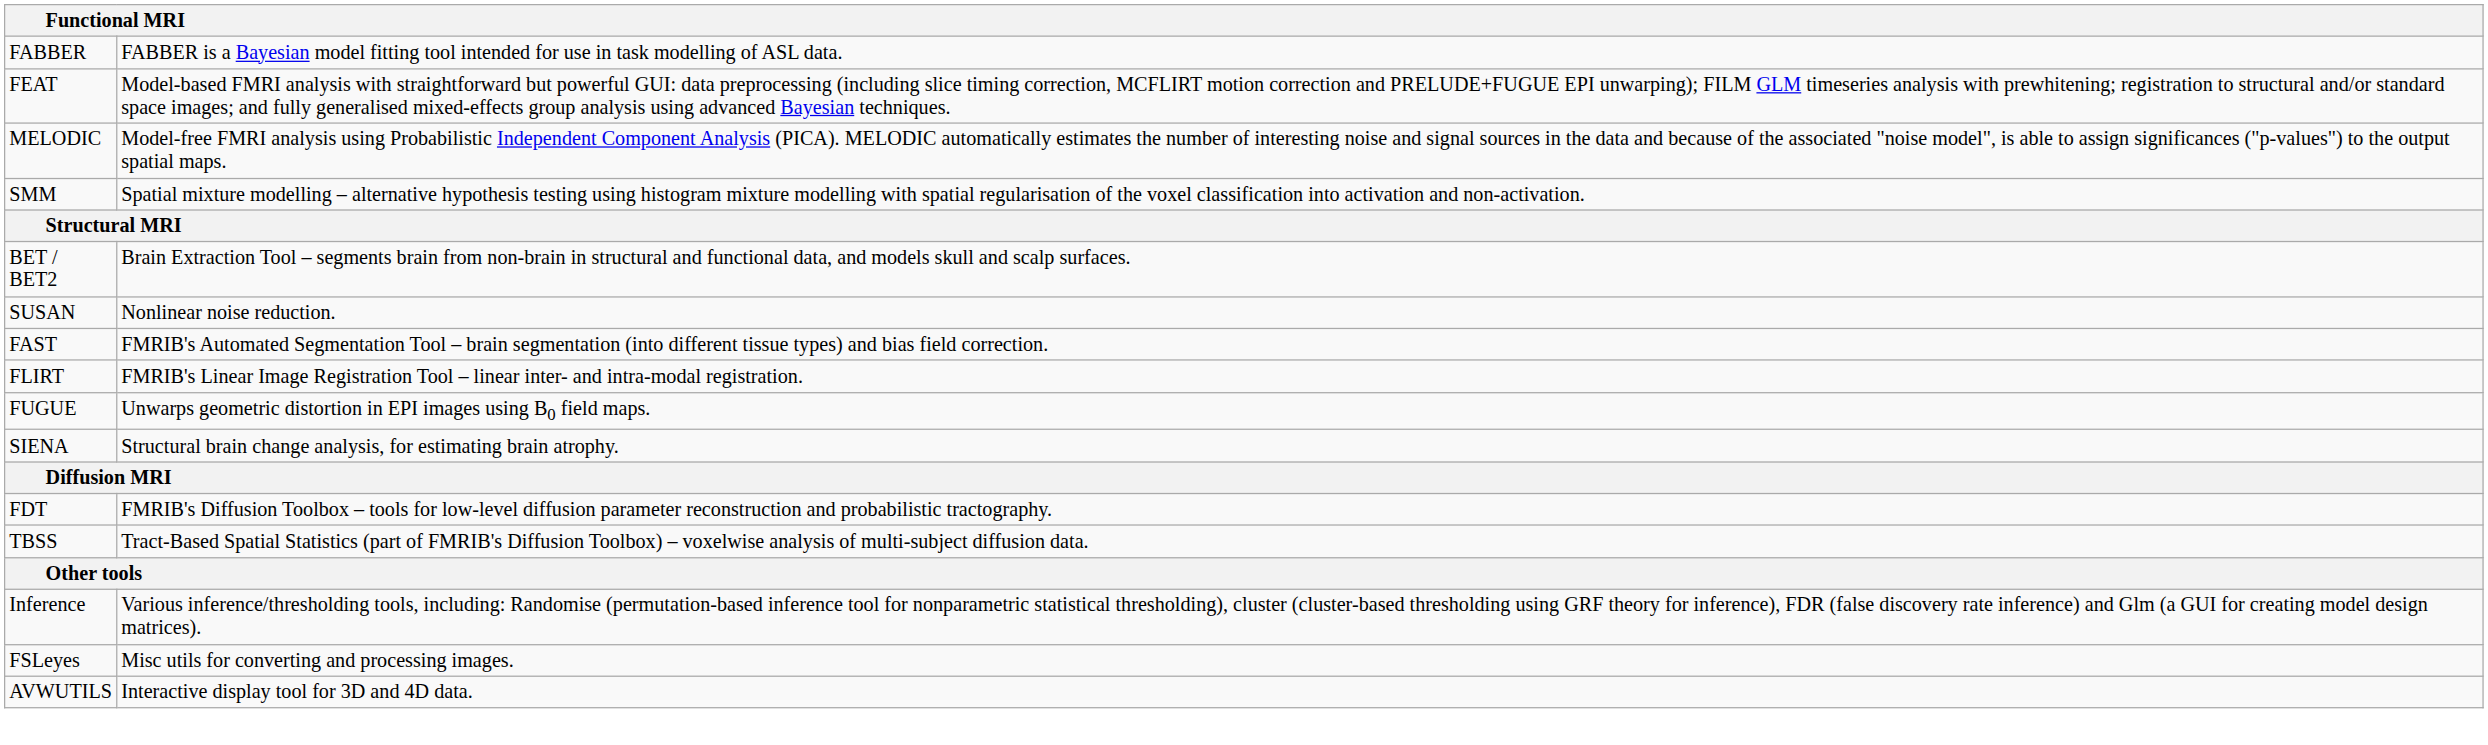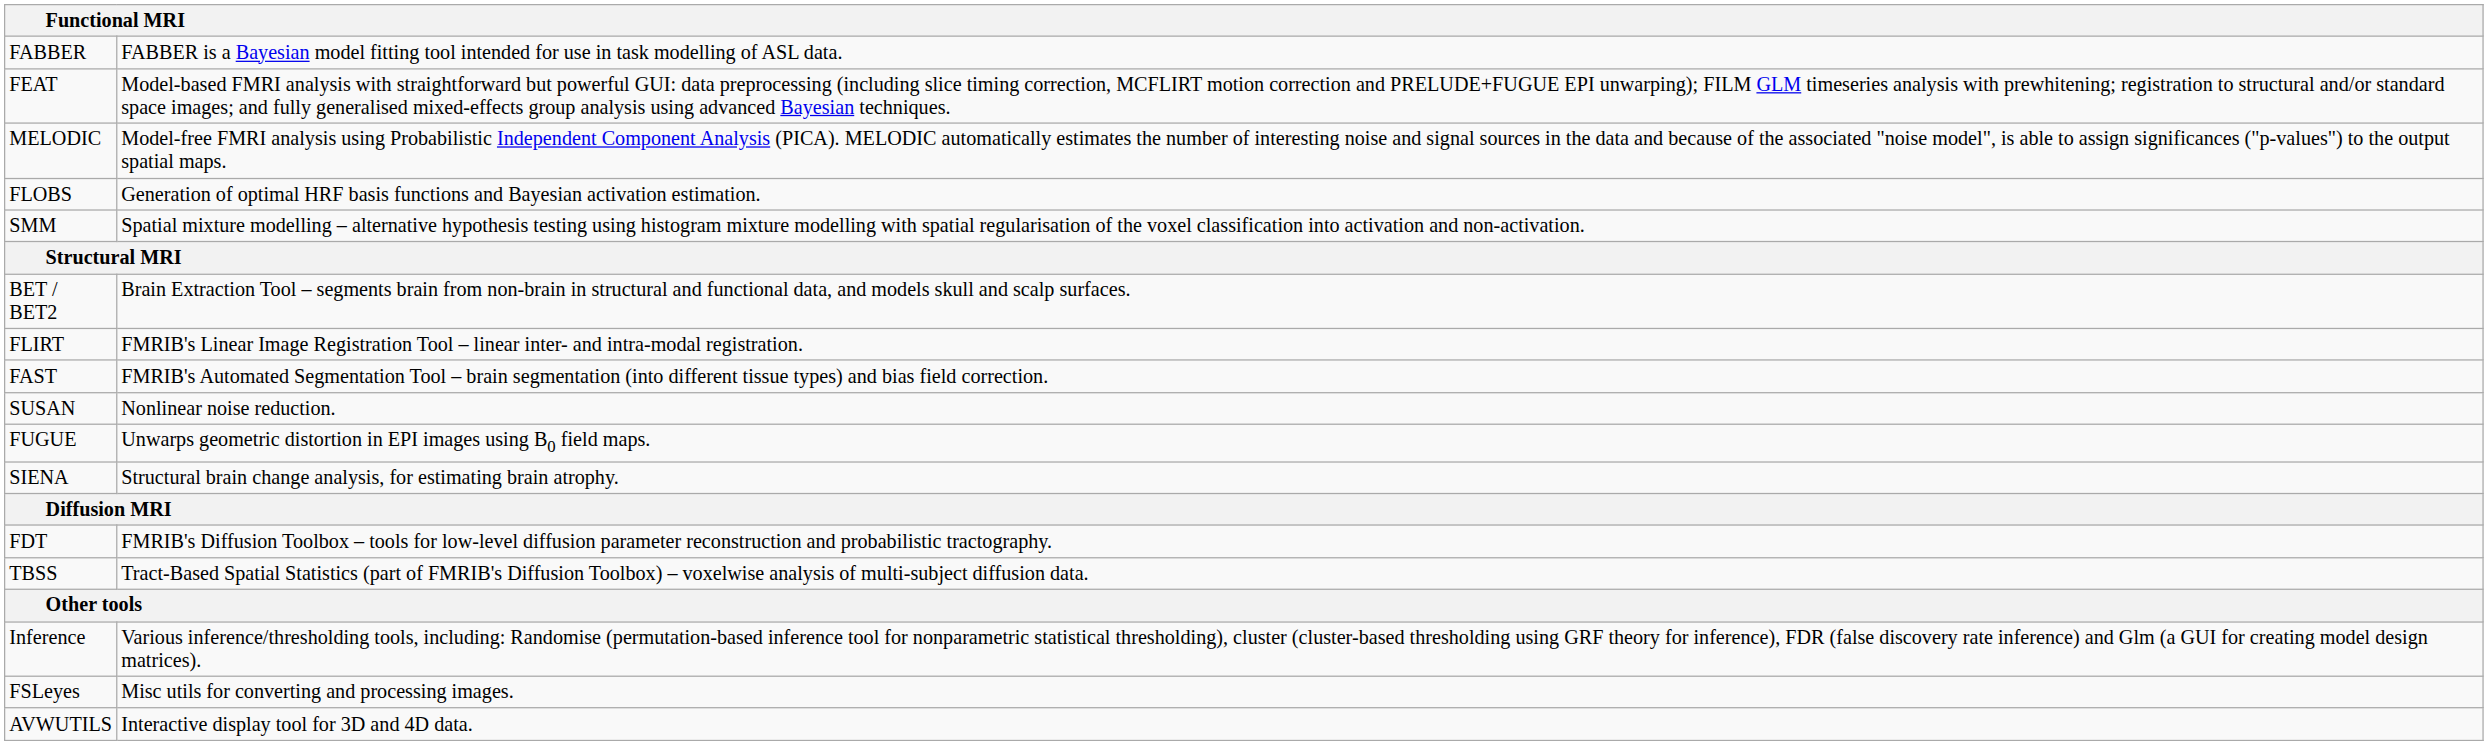+ row: (41, 193)
rows swapped: (42, 312) <-> (37, 376)
